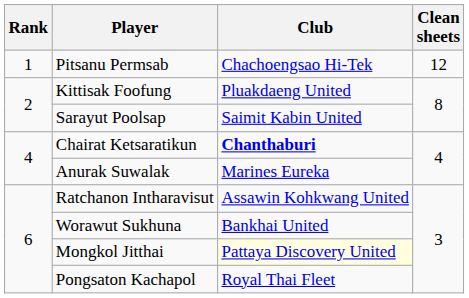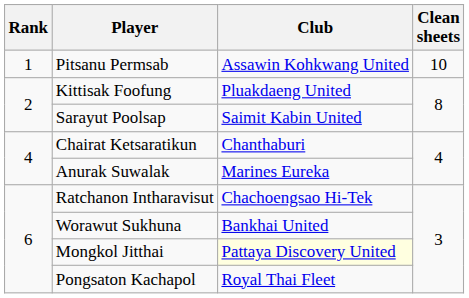(297, 63) Chachoengsao Hi-Tek -> (315, 63) Assawin Kohkwang United
(438, 63) 12 -> (438, 63) 10
(269, 144) bold -> (263, 144) normal
(315, 198) Assawin Kohkwang United -> (297, 198) Chachoengsao Hi-Tek
